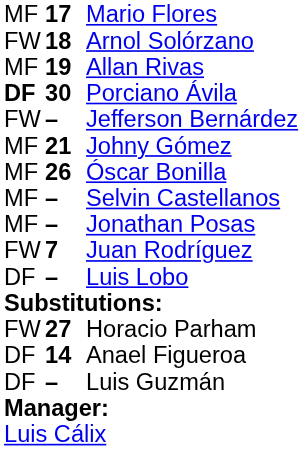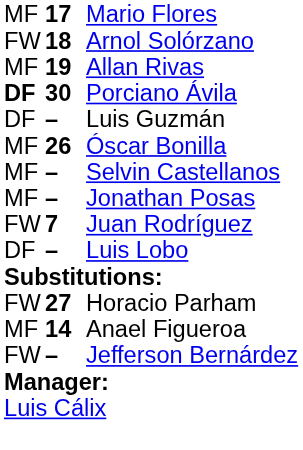rows swapped: (156, 381) <-> (192, 119)
- row: (159, 145)
(20, 355) DF -> (21, 329) MF
